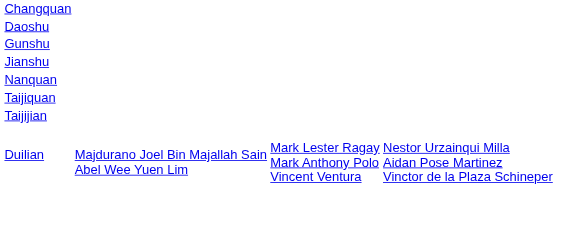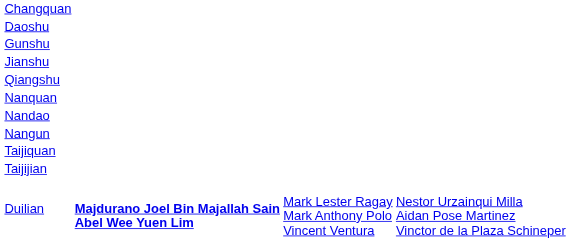+ row: (32, 80)
+ row: (27, 115)
+ row: (27, 133)
(171, 162) normal -> (177, 216) bold
